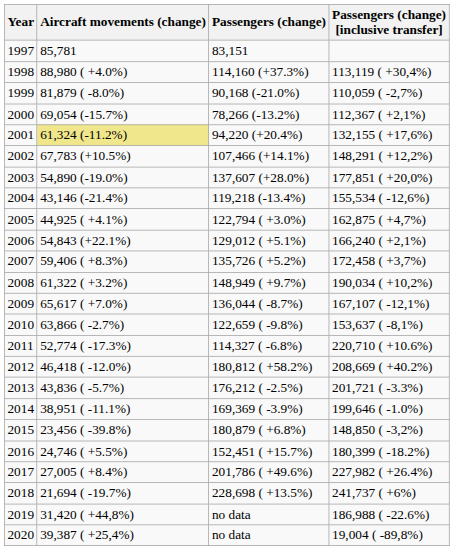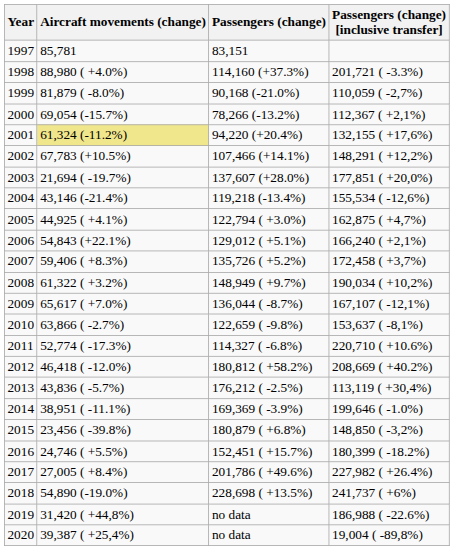(382, 72) 113,119 ( +30,4%) -> (377, 72) 201,721 ( -3.3%)
(84, 177) 54,890 (-19.0%) -> (86, 177) 21,694 ( -19.7%)
(377, 388) 201,721 ( -3.3%) -> (382, 388) 113,119 ( +30,4%)
(86, 493) 21,694 ( -19.7%) -> (84, 493) 54,890 (-19.0%)
